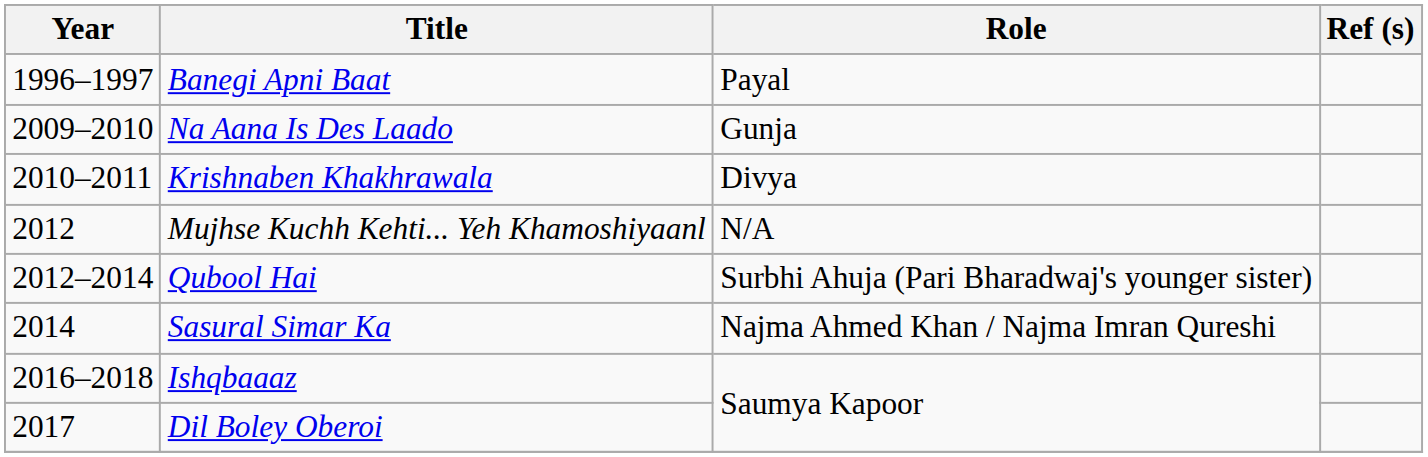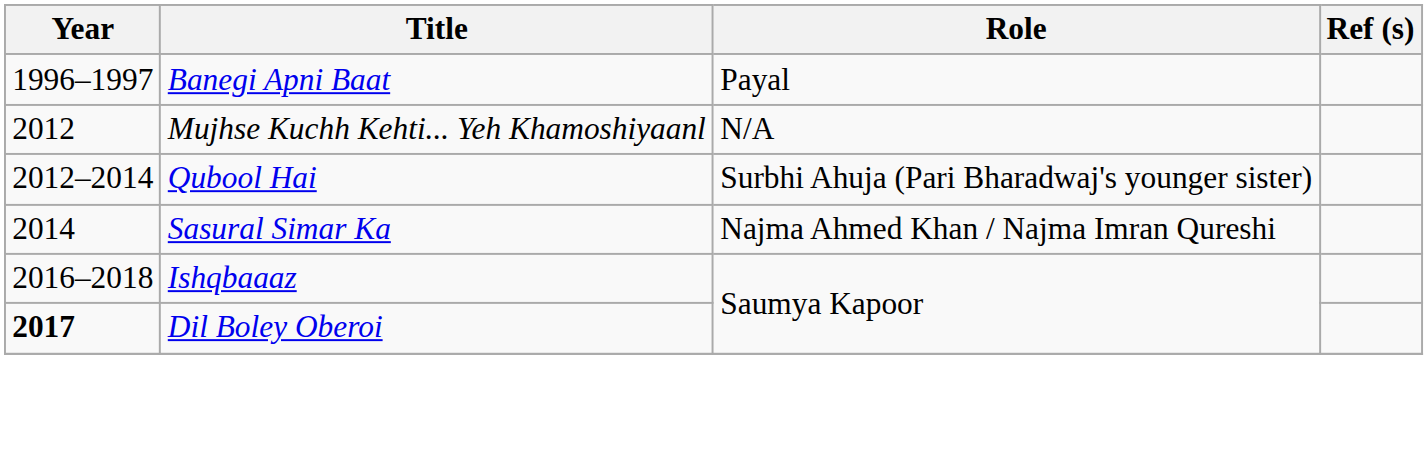- row: (310, 128)
- row: (330, 178)
(44, 427) normal -> (44, 327) bold
